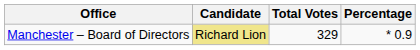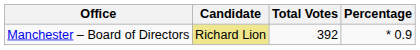(328, 34) 329 -> (328, 34) 392
